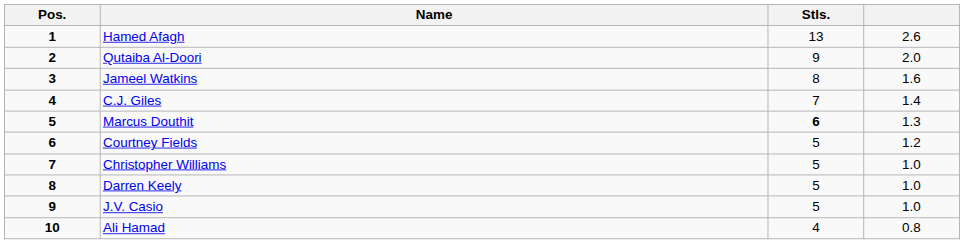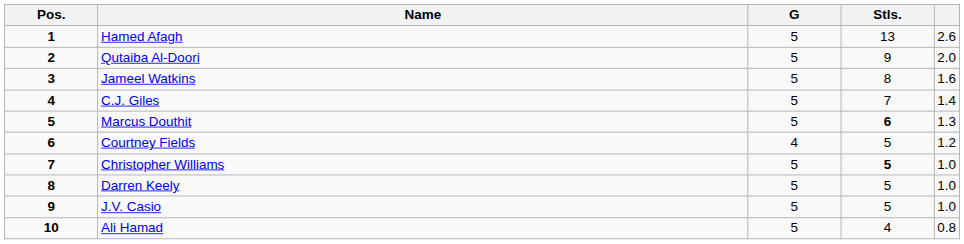+ column: (794, 15)
(816, 164) normal -> (887, 164) bold
